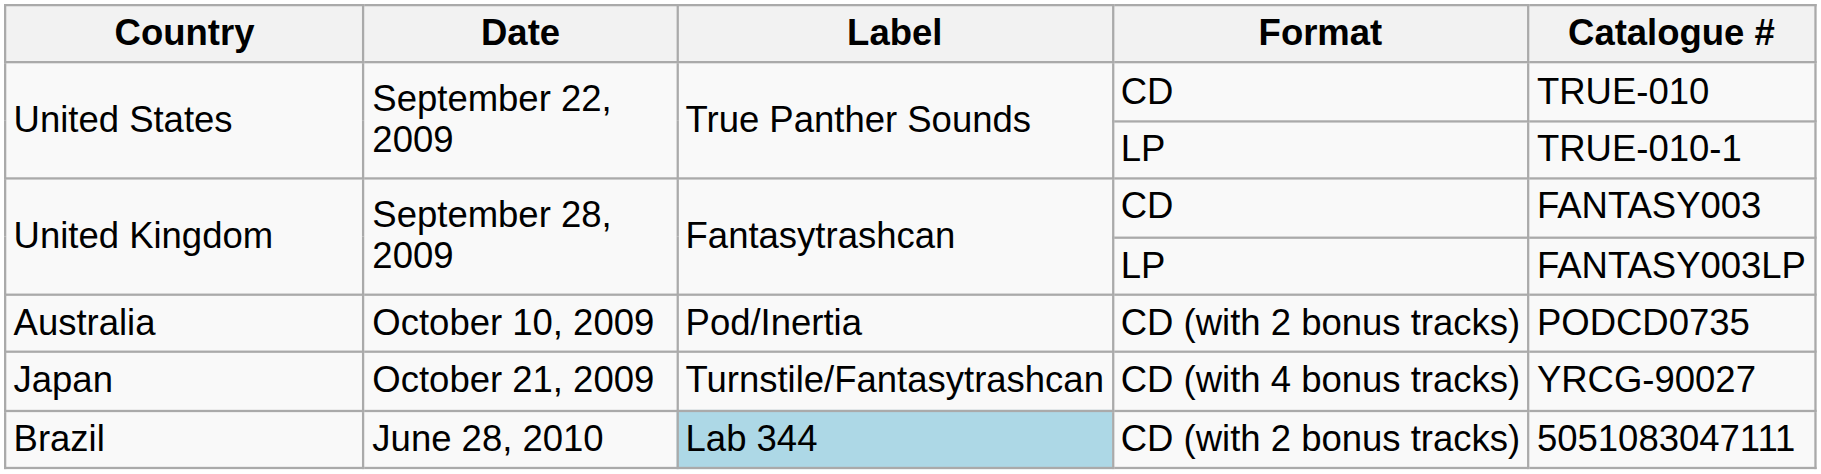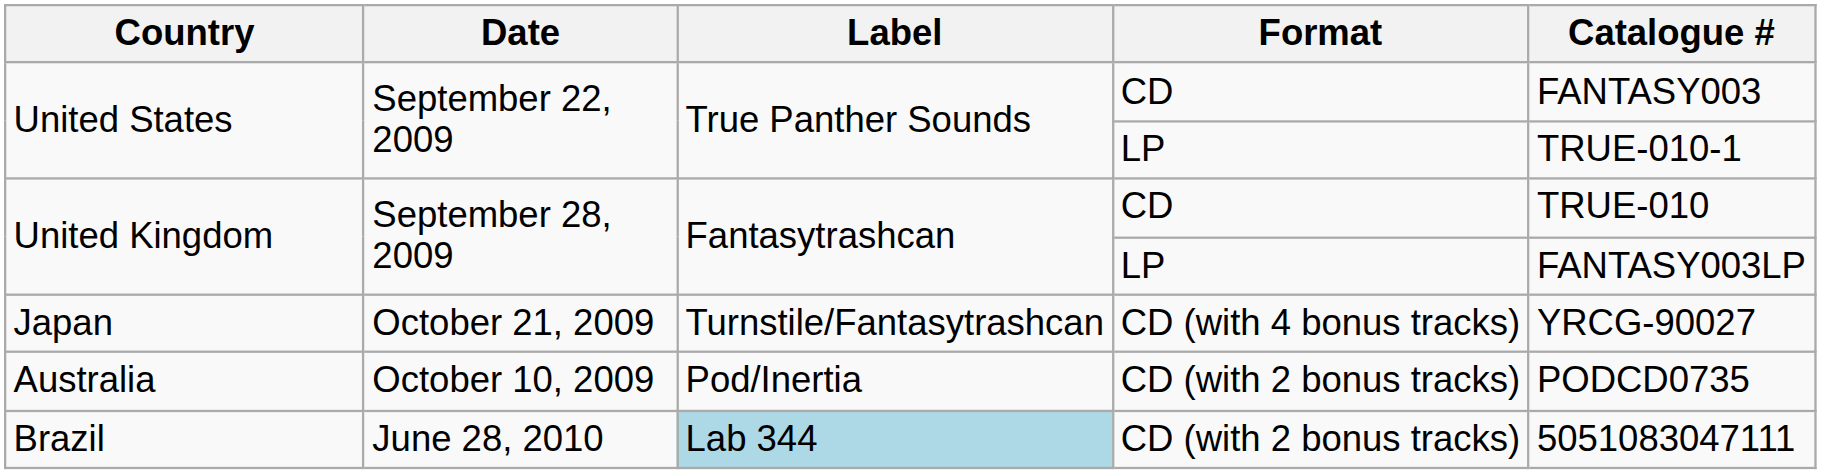(1623, 91) TRUE-010 -> (1649, 91) FANTASY003
(1649, 206) FANTASY003 -> (1623, 206) TRUE-010
rows swapped: (85, 322) <-> (63, 380)
